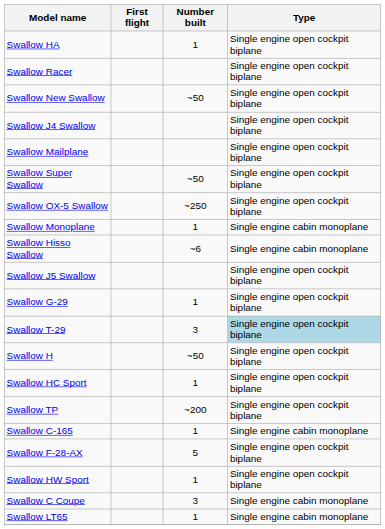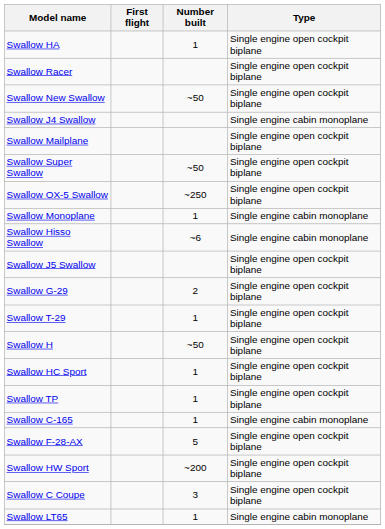(289, 125) Single engine open cockpit biplane -> (299, 119) Single engine cabin monoplane
(195, 302) 1 -> (195, 291) 2
(195, 329) 3 -> (195, 318) 1
(289, 329) lightblue background -> (289, 318) no background
(195, 410) ~200 -> (195, 399) 1
(195, 479) 1 -> (195, 468) ~200
(299, 501) Single engine cabin monoplane -> (289, 495) Single engine open cockpit biplane
